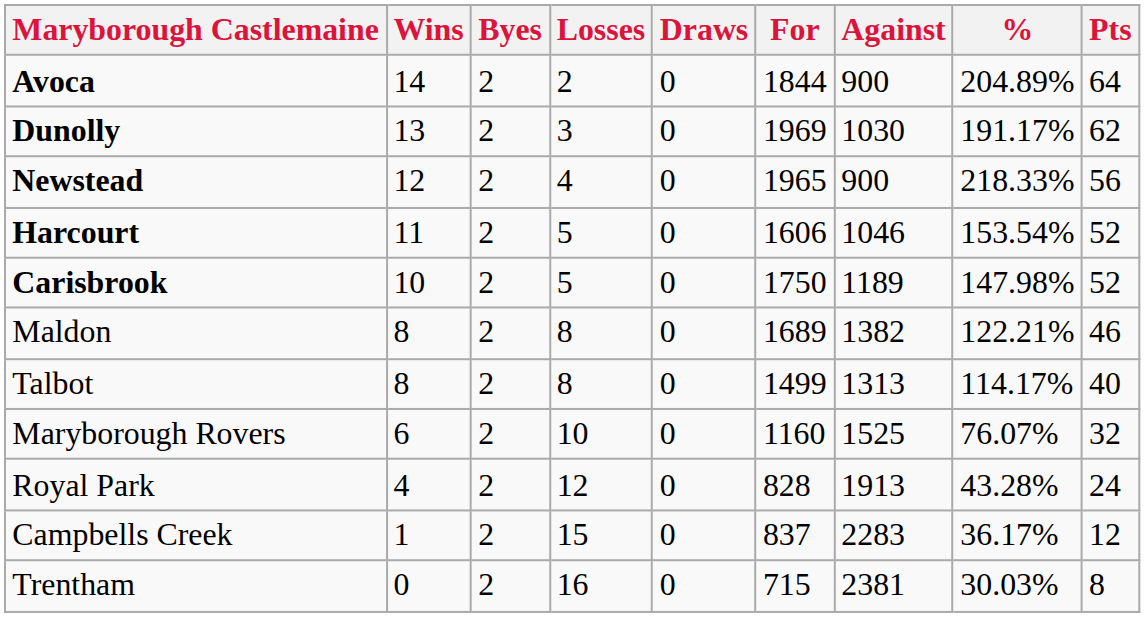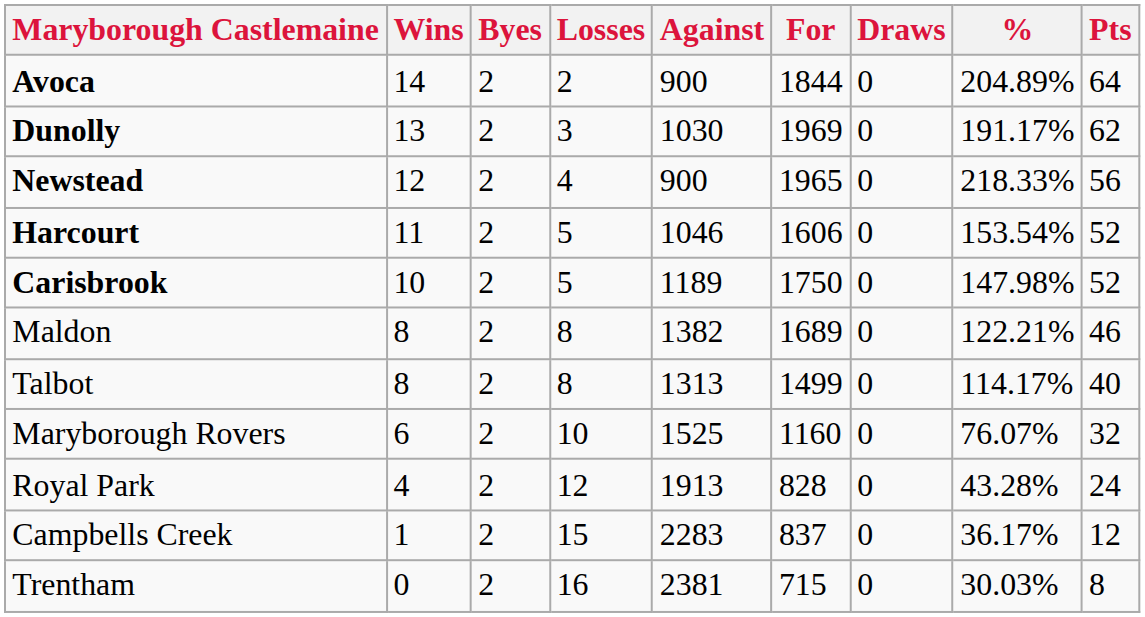columns swapped: (704, 29) <-> (893, 29)
